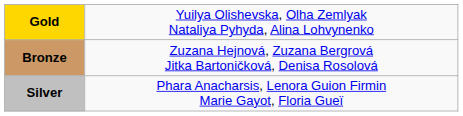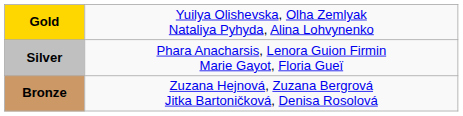rows swapped: (44, 93) <-> (44, 57)
